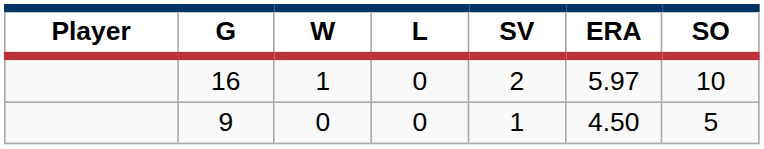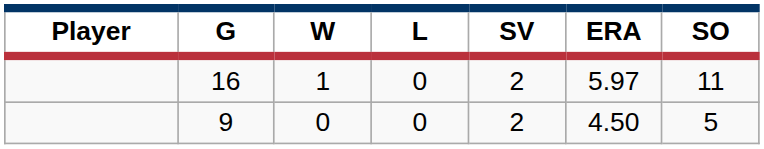(711, 80) 10 -> (711, 80) 11
(517, 122) 1 -> (517, 122) 2
